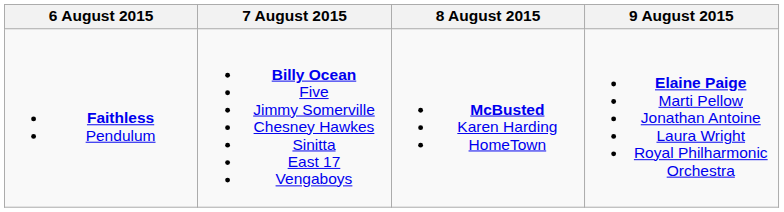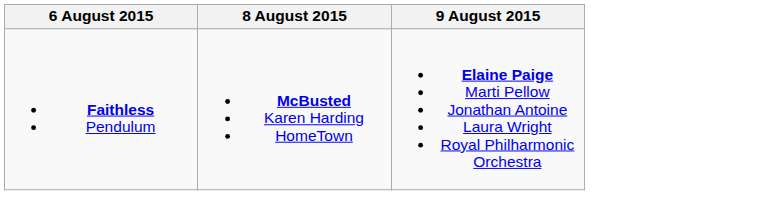- column: (295, 16)
